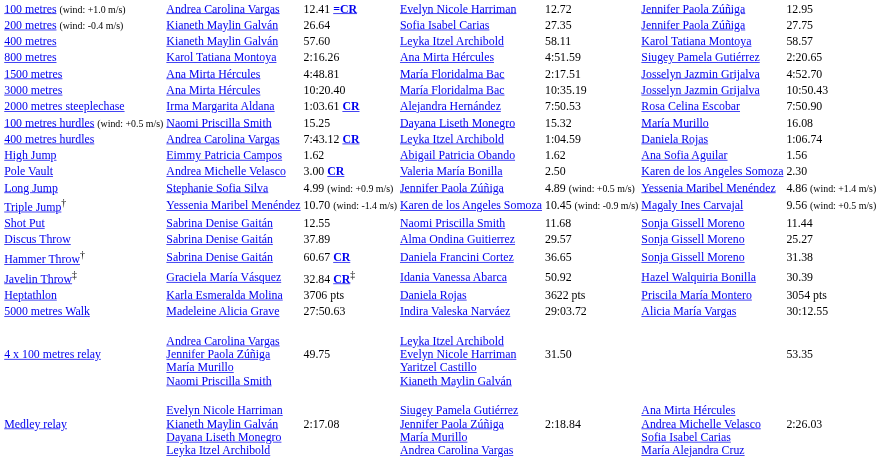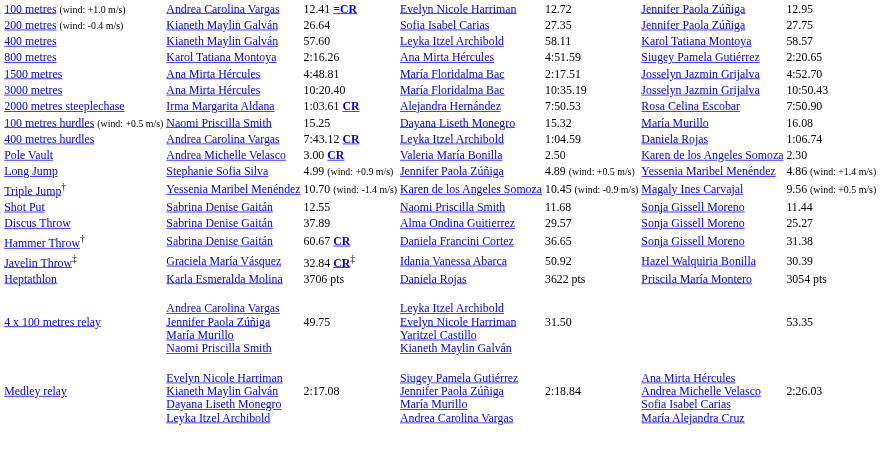- row: (30, 155)
- row: (47, 311)
